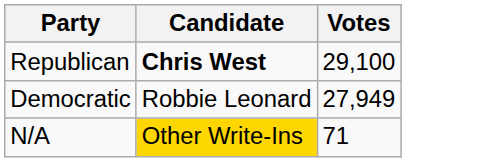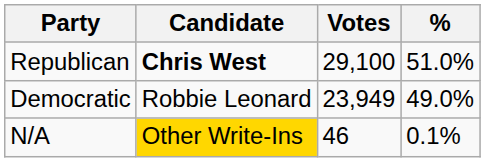+ column: (440, 23)
(359, 99) 27,949 -> (359, 99) 23,949
(336, 136) 71 -> (336, 136) 46
